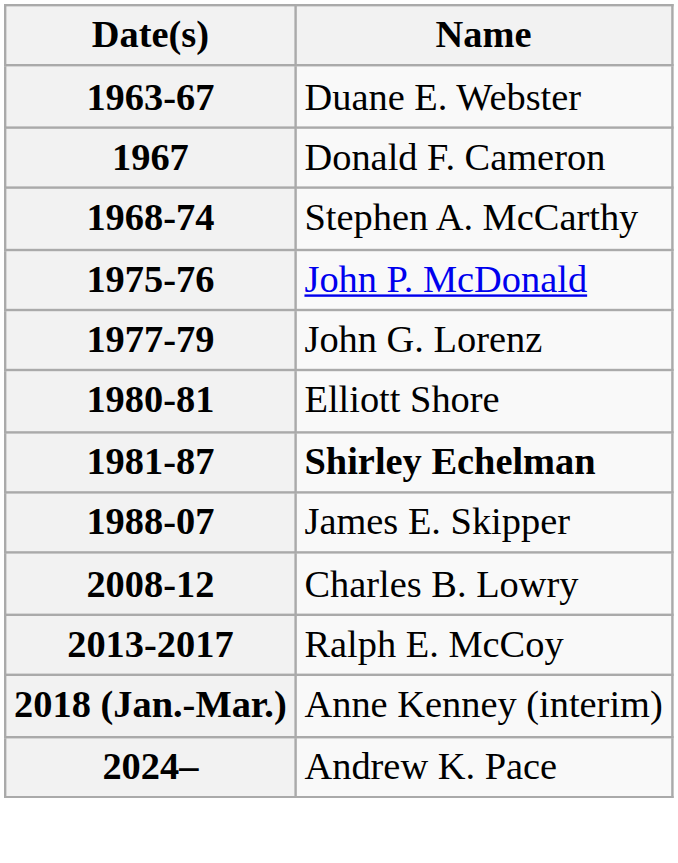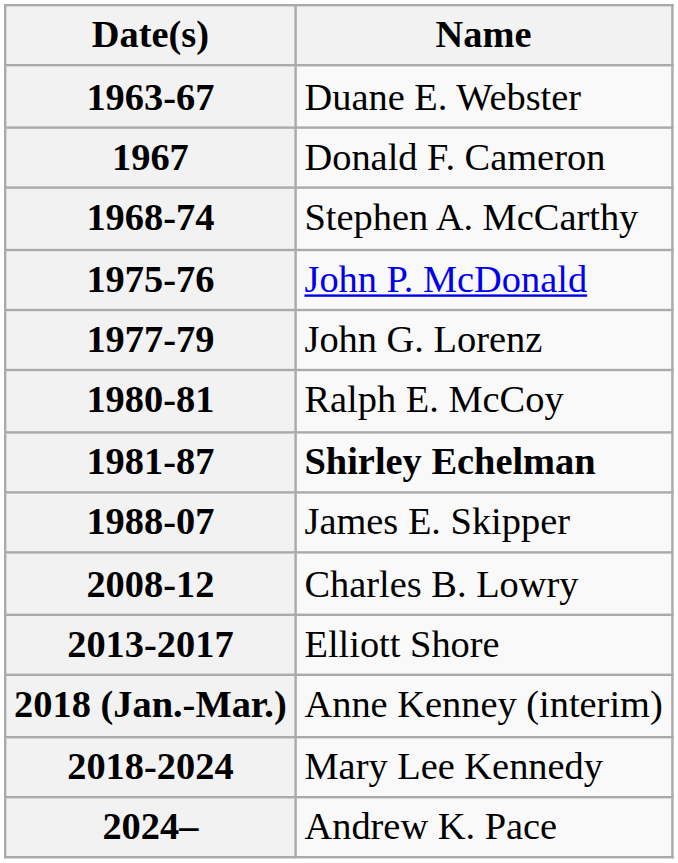(402, 400) Elliott Shore -> (434, 400) Ralph E. McCoy
(434, 643) Ralph E. McCoy -> (402, 643) Elliott Shore
+ row: (150, 765)
